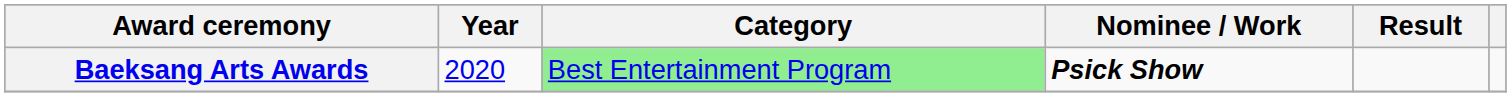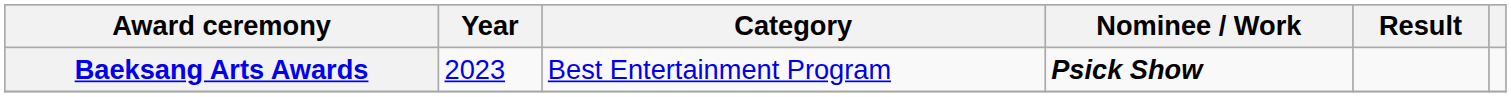(475, 69) 2020 -> (475, 69) 2023
(719, 69) lightgreen background -> (719, 69) no background
